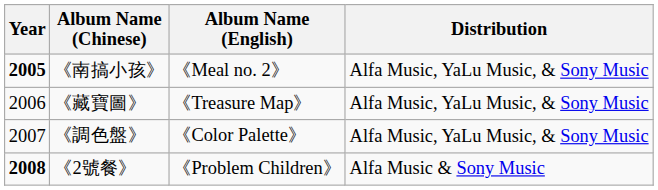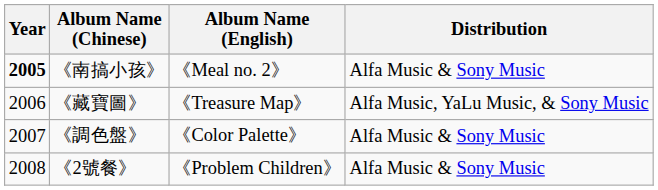(499, 70) Alfa Music, YaLu Music, & Sony Music -> (447, 70) Alfa Music & Sony Music
(499, 135) Alfa Music, YaLu Music, & Sony Music -> (447, 135) Alfa Music & Sony Music
(27, 168) bold -> (27, 168) normal
